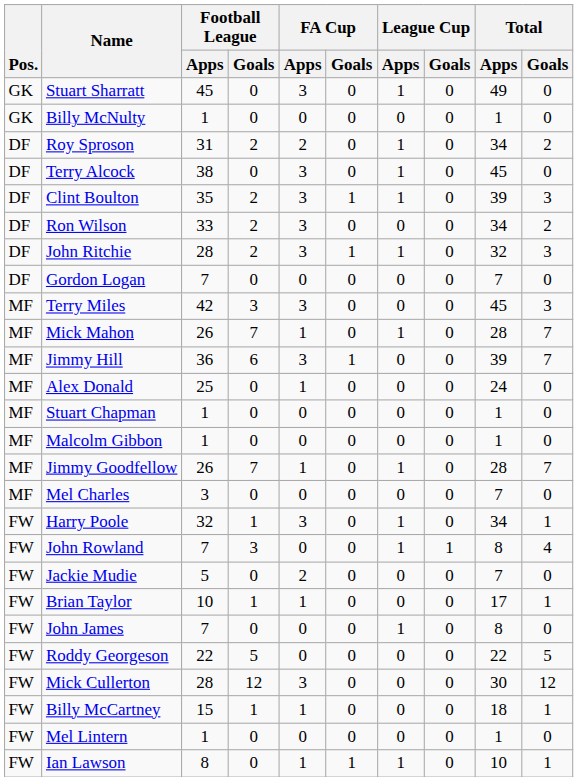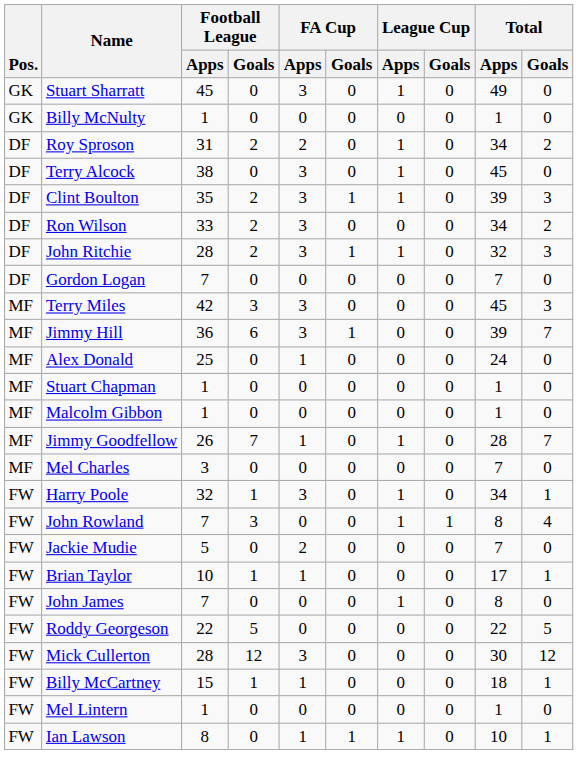- row: (90, 332)
